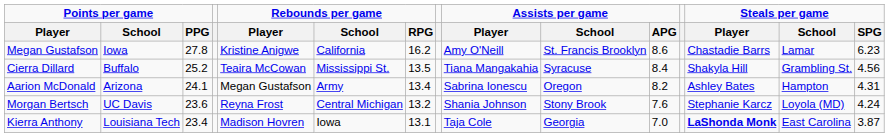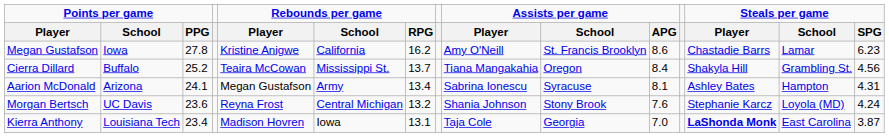(419, 68) 13.5 -> (419, 68) 13.7
(567, 68) Syracuse -> (563, 68) Oregon
(563, 86) Oregon -> (567, 86) Syracuse
(660, 86) 8.2 -> (660, 86) 8.1
